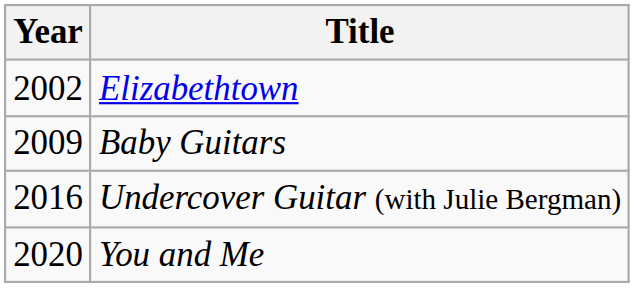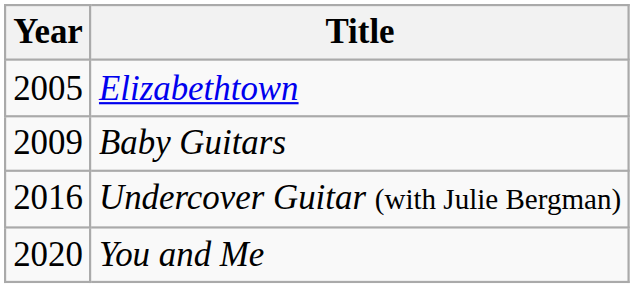(48, 87) 2002 -> (48, 87) 2005
